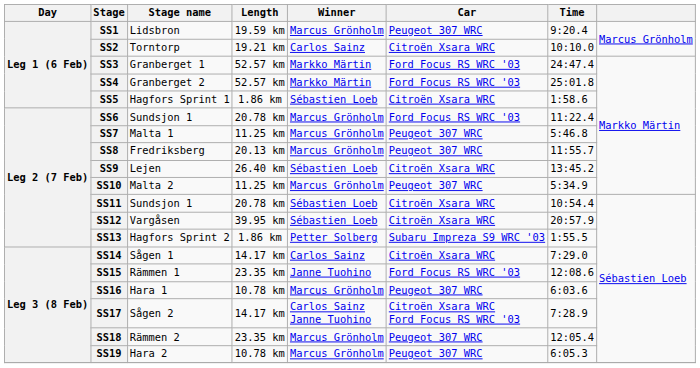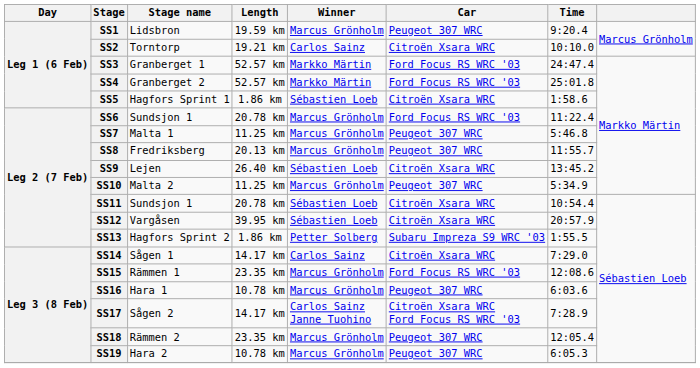(331, 273) Janne Tuohino -> (337, 273) Marcus Grönholm
